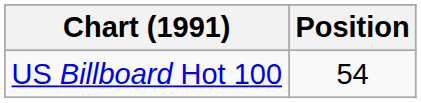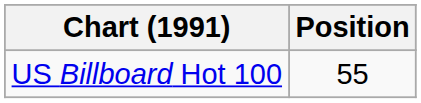(352, 73) 54 -> (352, 73) 55
